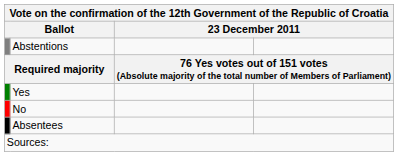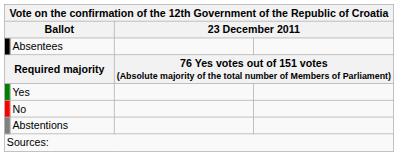rows swapped: (38, 126) <-> (40, 47)
